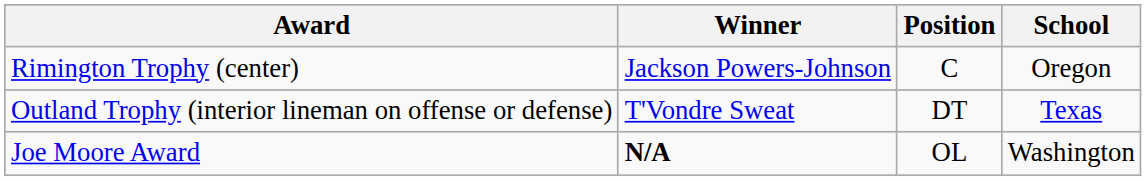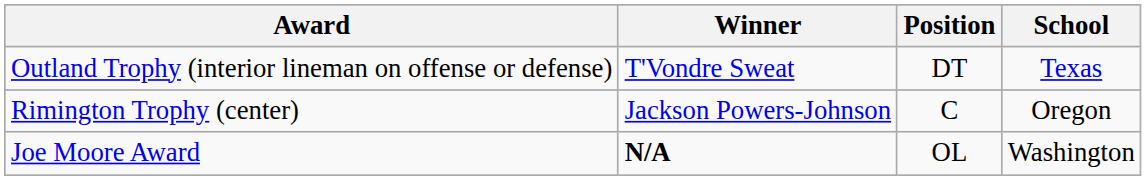rows swapped: (155, 68) <-> (312, 110)
